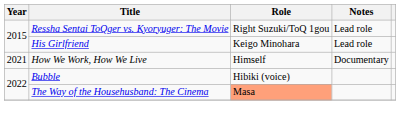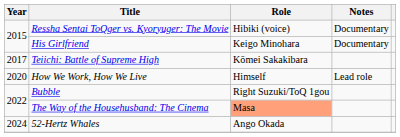(281, 28) Right Suzuki/ToQ 1gou -> (262, 28) Hibiki (voice)
(353, 28) Lead role -> (361, 28) Documentary
(353, 44) Lead role -> (361, 44) Documentary
+ row: (95, 60)
(17, 60) 2021 -> (17, 76) 2020
(361, 60) Documentary -> (353, 76) Lead role
(262, 76) Hibiki (voice) -> (281, 92) Right Suzuki/ToQ 1gou
+ row: (65, 124)
